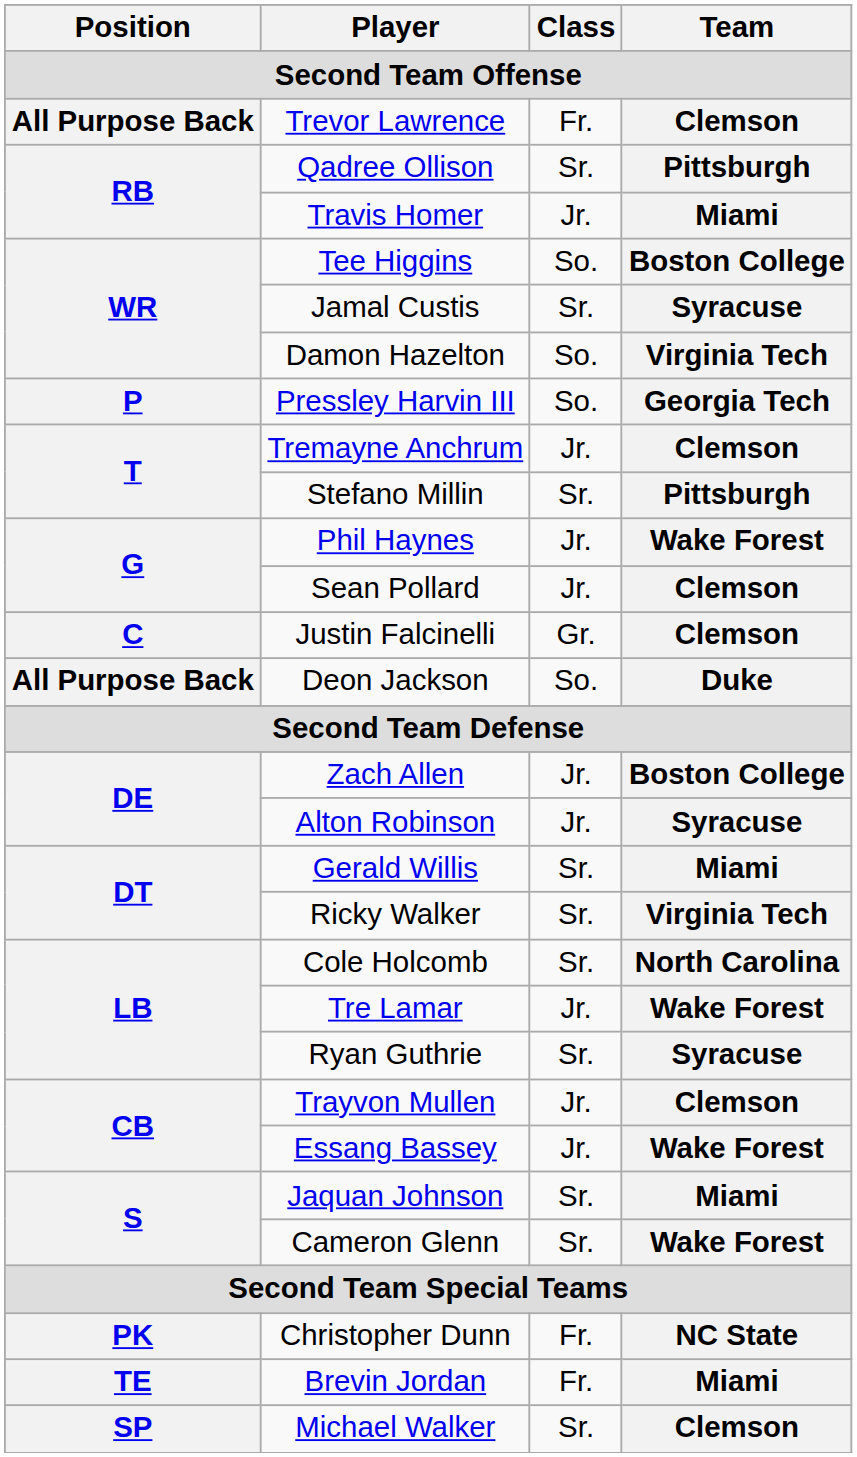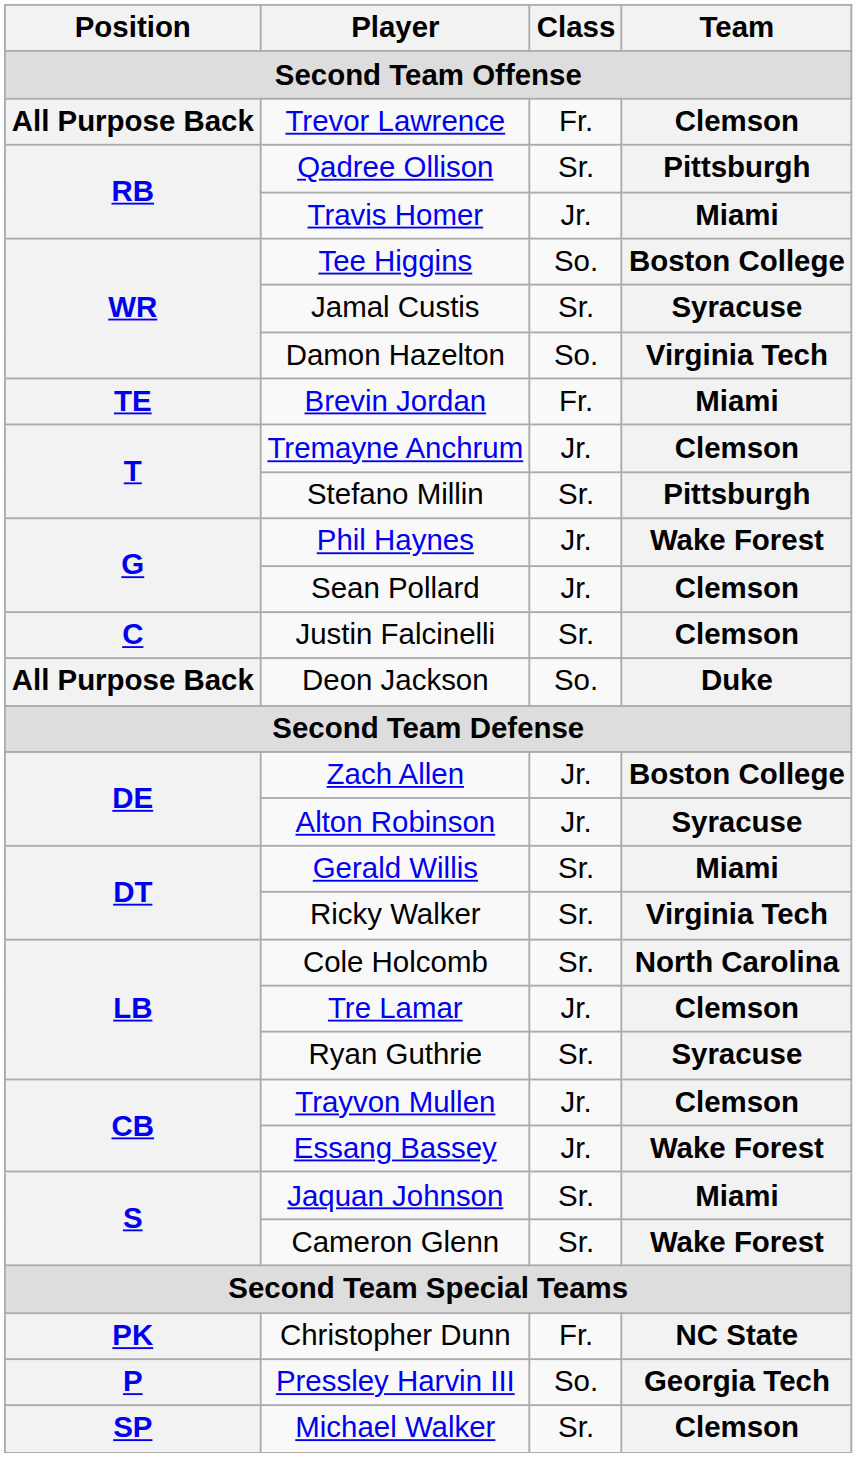rows swapped: (395, 1381) <-> (395, 401)
(576, 634) Gr. -> (576, 634) Sr.
(737, 1008) Wake Forest -> (737, 1008) Clemson
